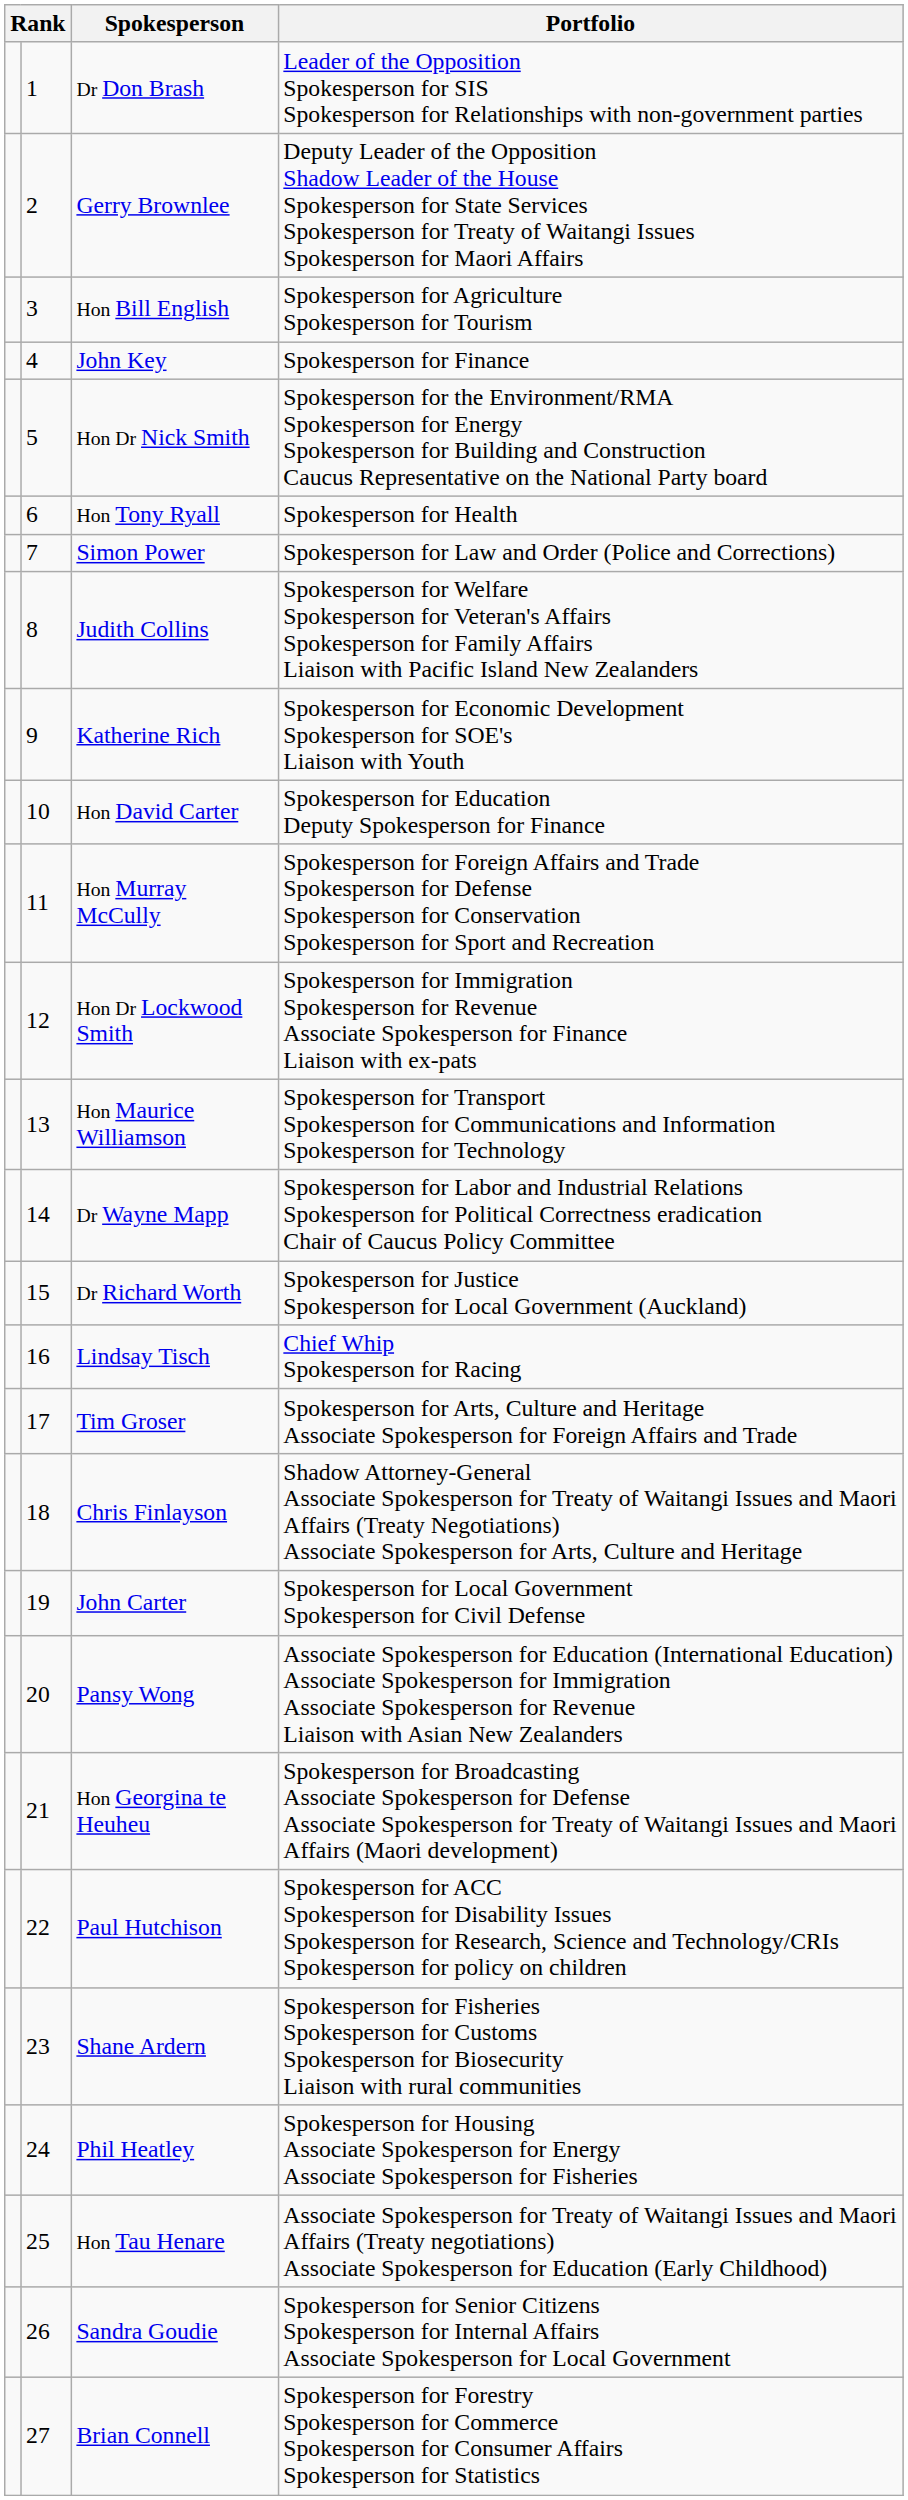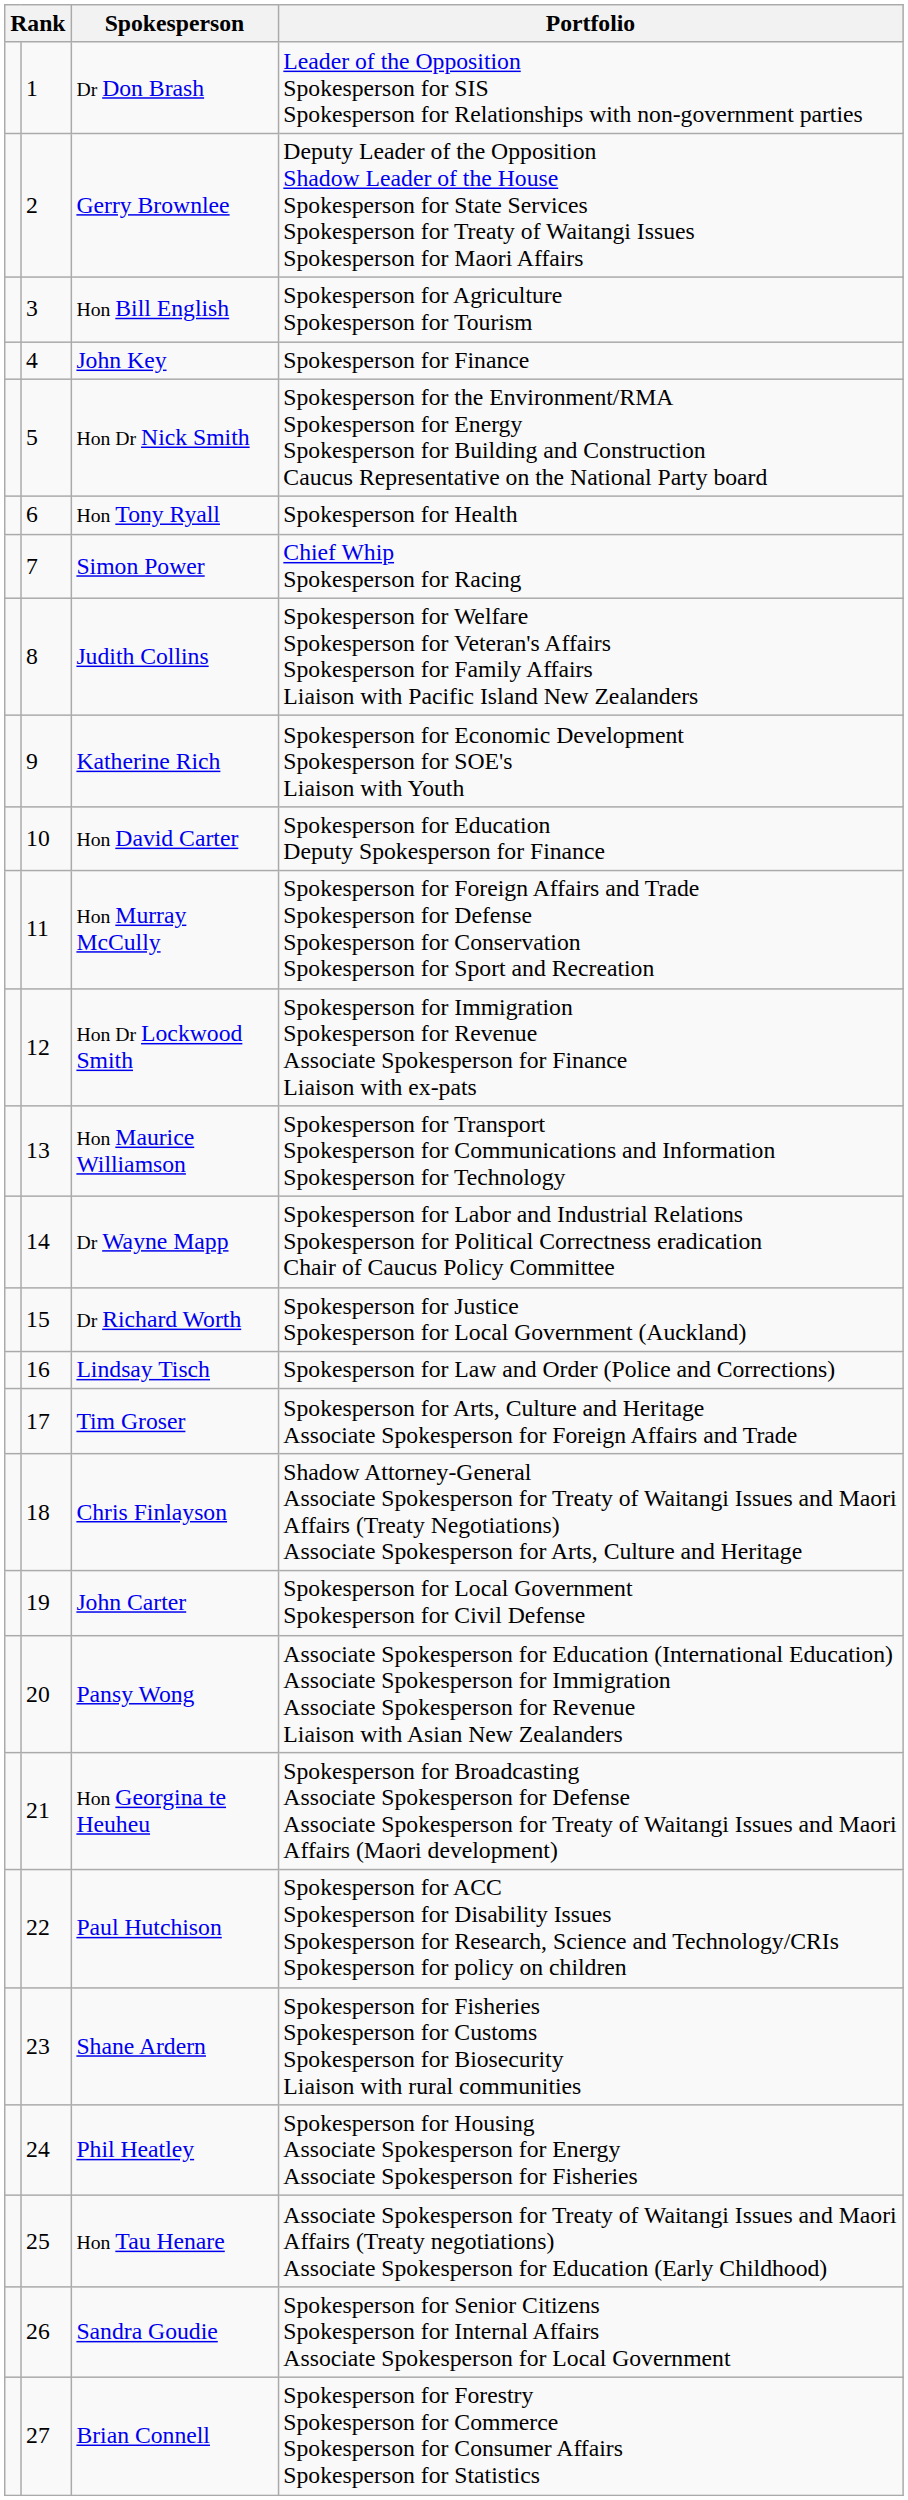(559, 552) Spokesperson for Law and Order (Police and Corrections) -> (402, 565) Chief Whip Spokesperson for Racing
(402, 1356) Chief Whip Spokesperson for Racing -> (559, 1370) Spokesperson for Law and Order (Police and Corrections)
